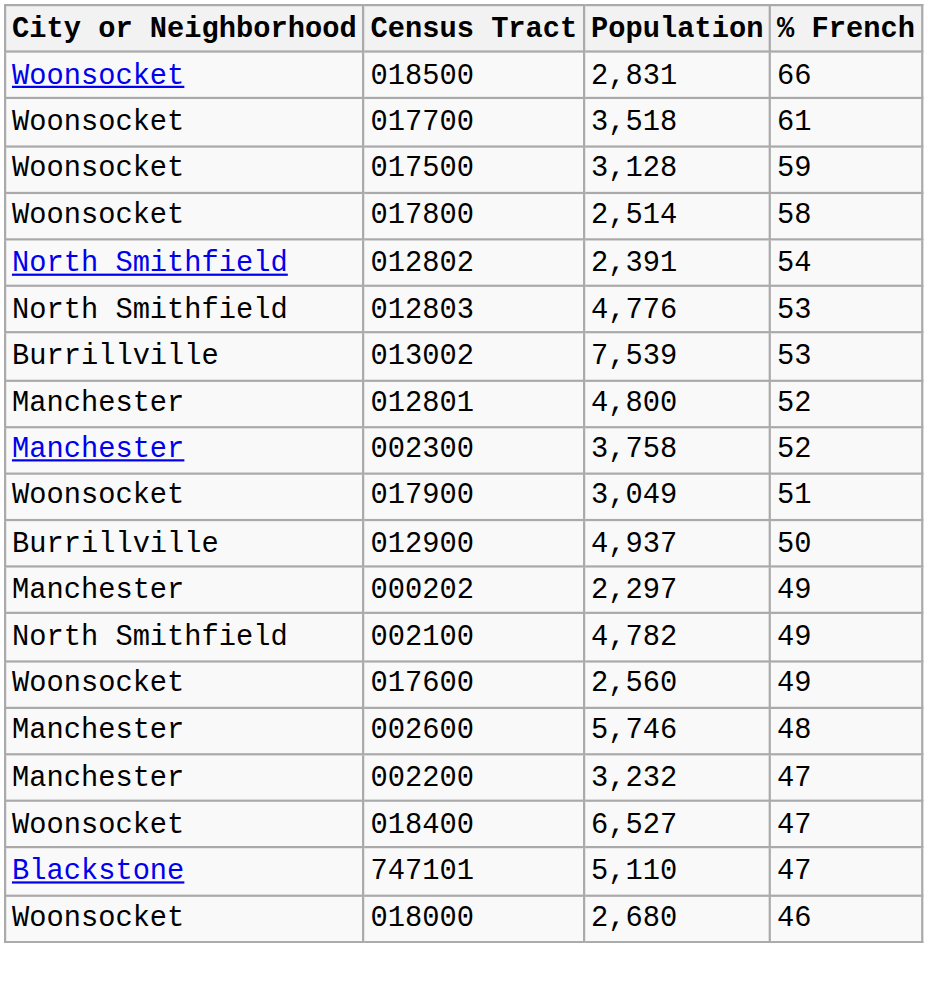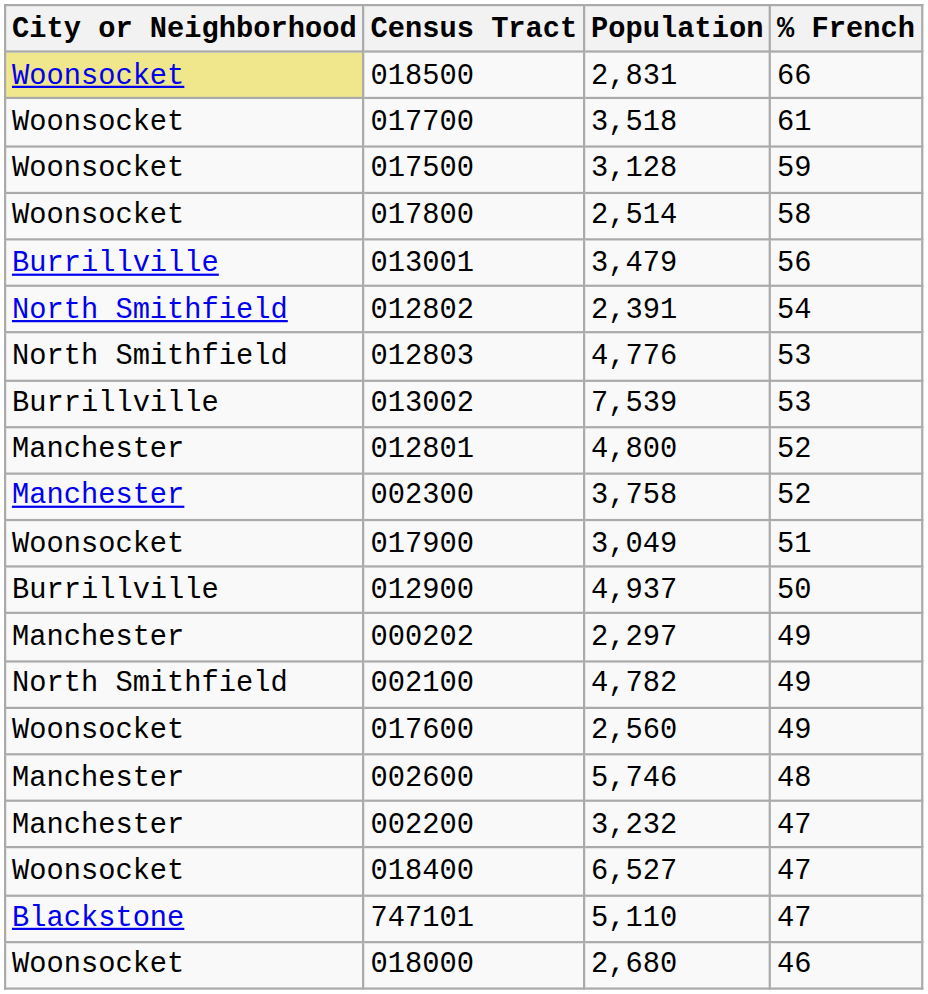(98, 75) no background -> (98, 75) khaki background
+ row: (422, 263)
